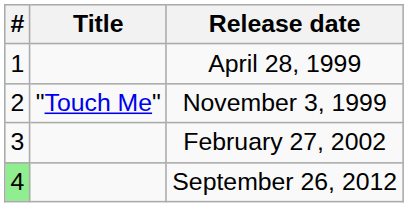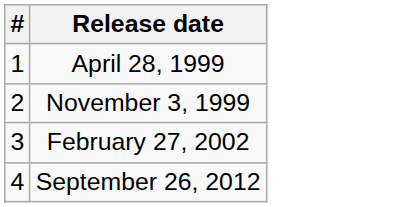- column: (98, 24)
(17, 181) lightgreen background -> (17, 181) no background
